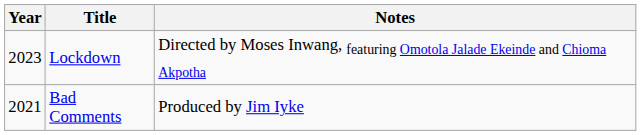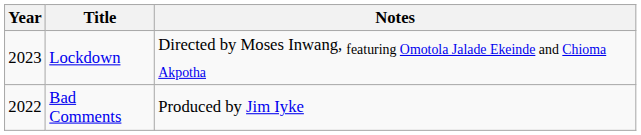(25, 107) 2021 -> (25, 107) 2022
